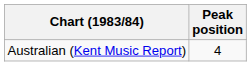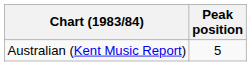(218, 50) 4 -> (218, 50) 5
